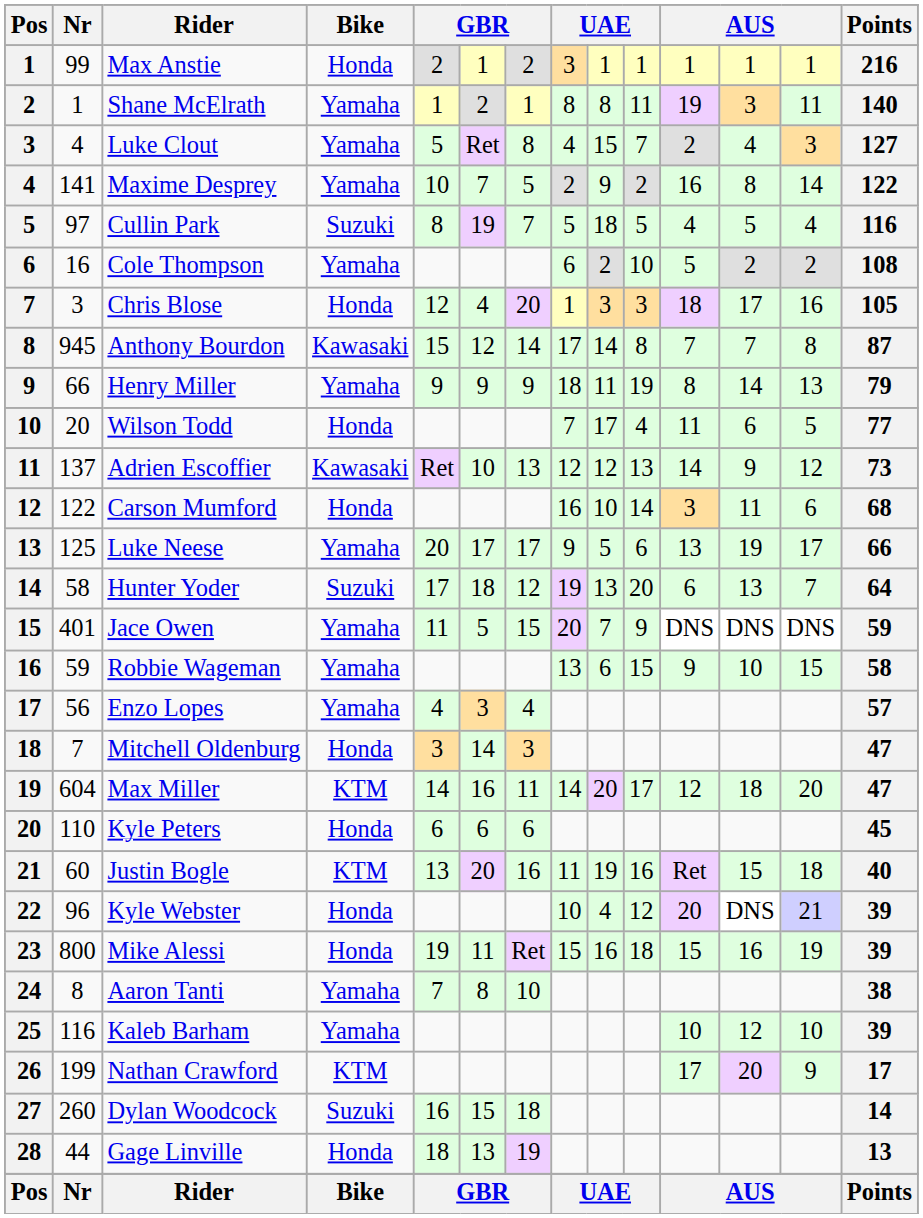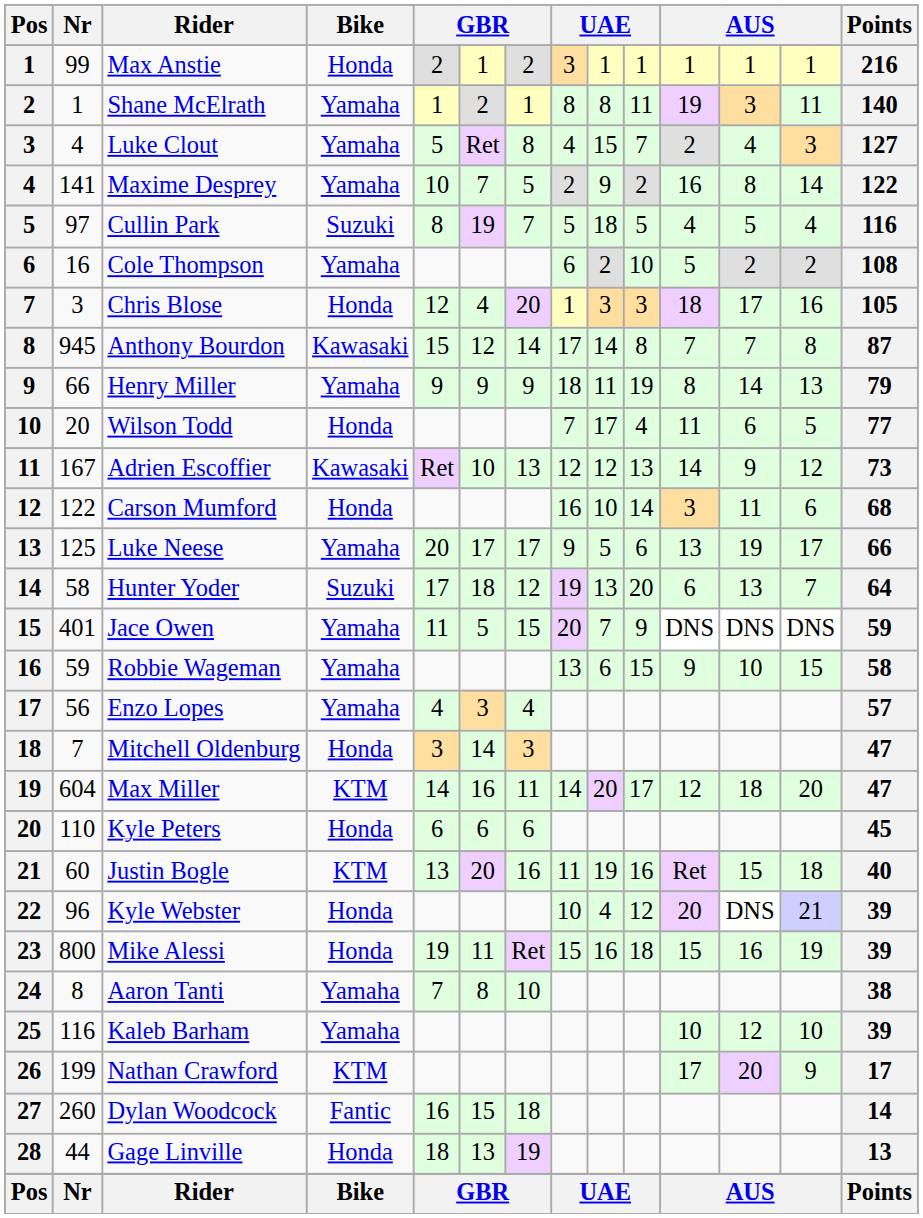(77, 467) 137 -> (77, 467) 167
(360, 1112) Suzuki -> (360, 1112) Fantic
